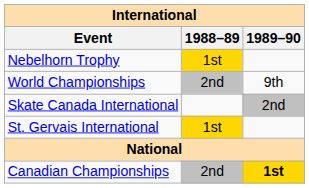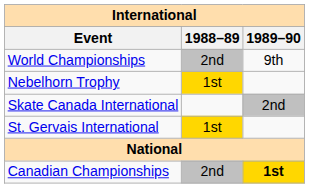rows swapped: (76, 82) <-> (64, 60)
